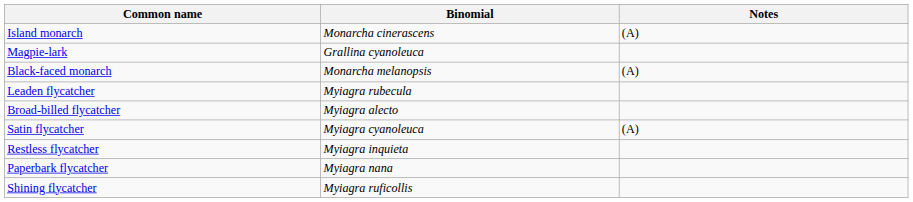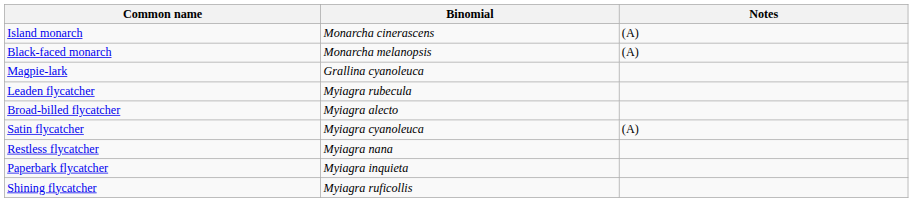rows swapped: (59, 71) <-> (37, 52)
(366, 149) Myiagra inquieta -> (358, 149) Myiagra nana
(358, 168) Myiagra nana -> (366, 168) Myiagra inquieta
